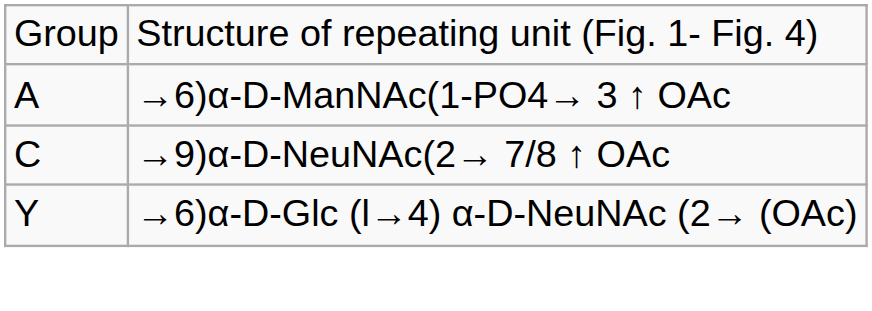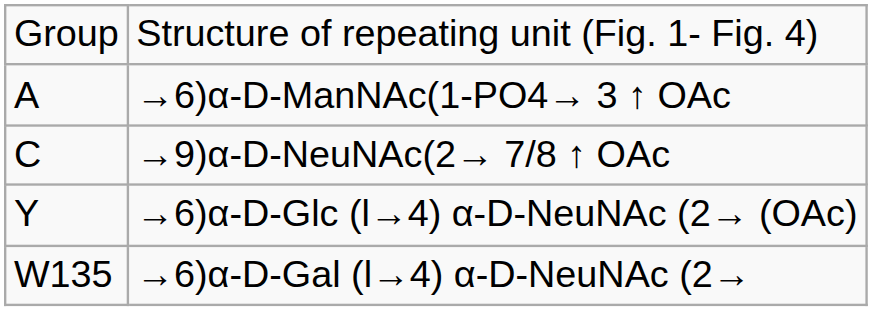+ row: (443, 273)
